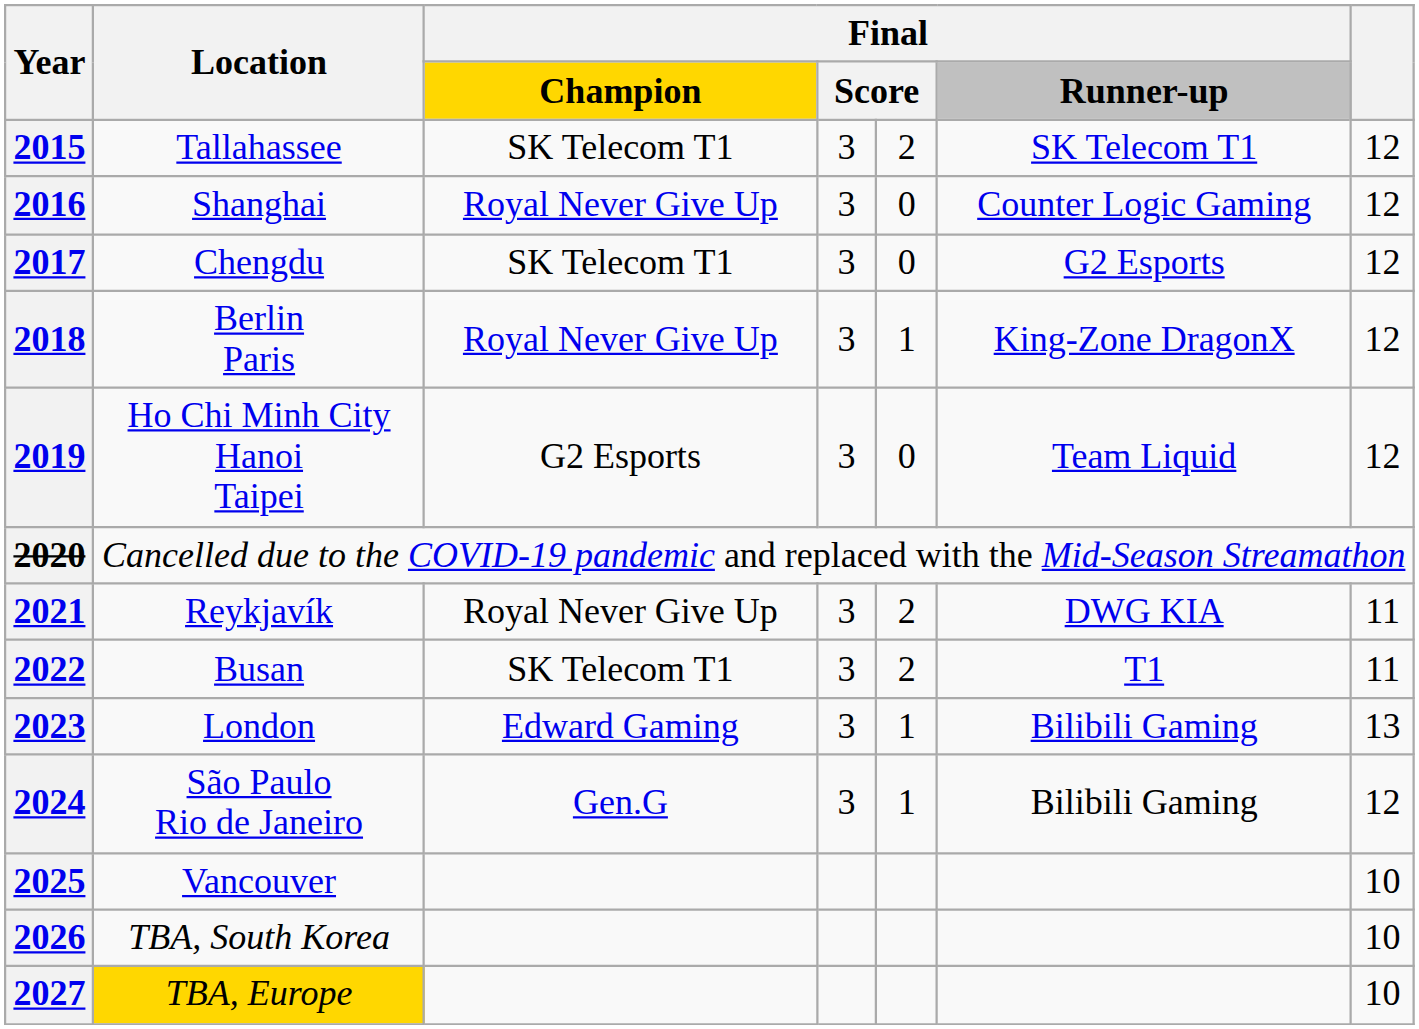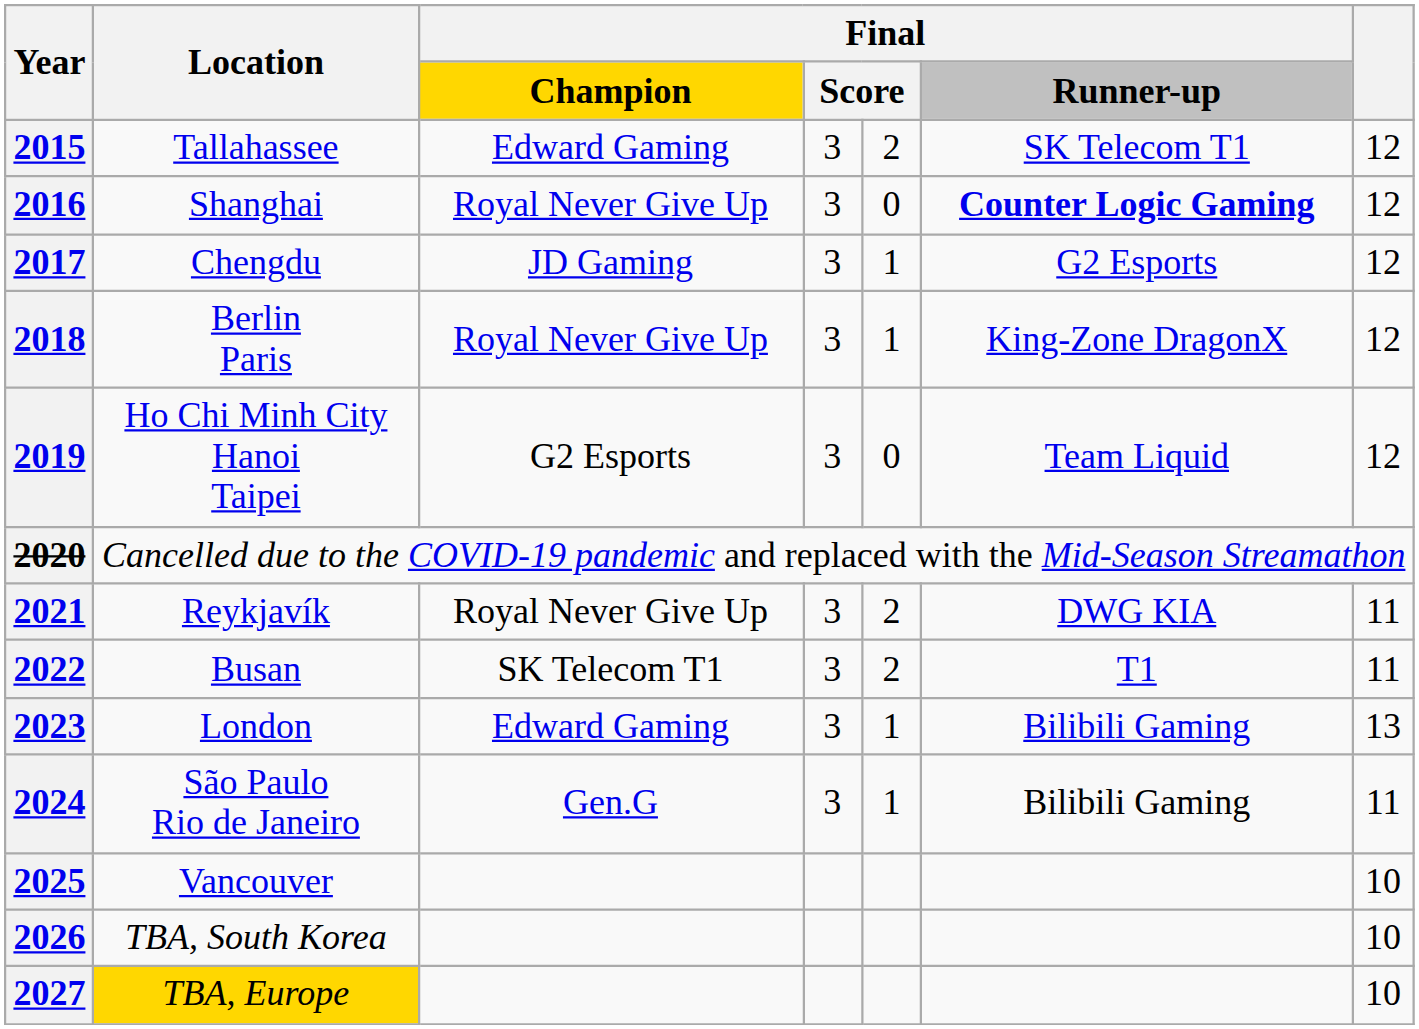(620, 147) SK Telecom T1 -> (610, 147) Edward Gaming
(1144, 204) normal -> (1137, 204) bold
(620, 261) SK Telecom T1 -> (610, 261) JD Gaming
(907, 261) 0 -> (891, 261) 1
(1383, 802) 12 -> (1383, 802) 11
